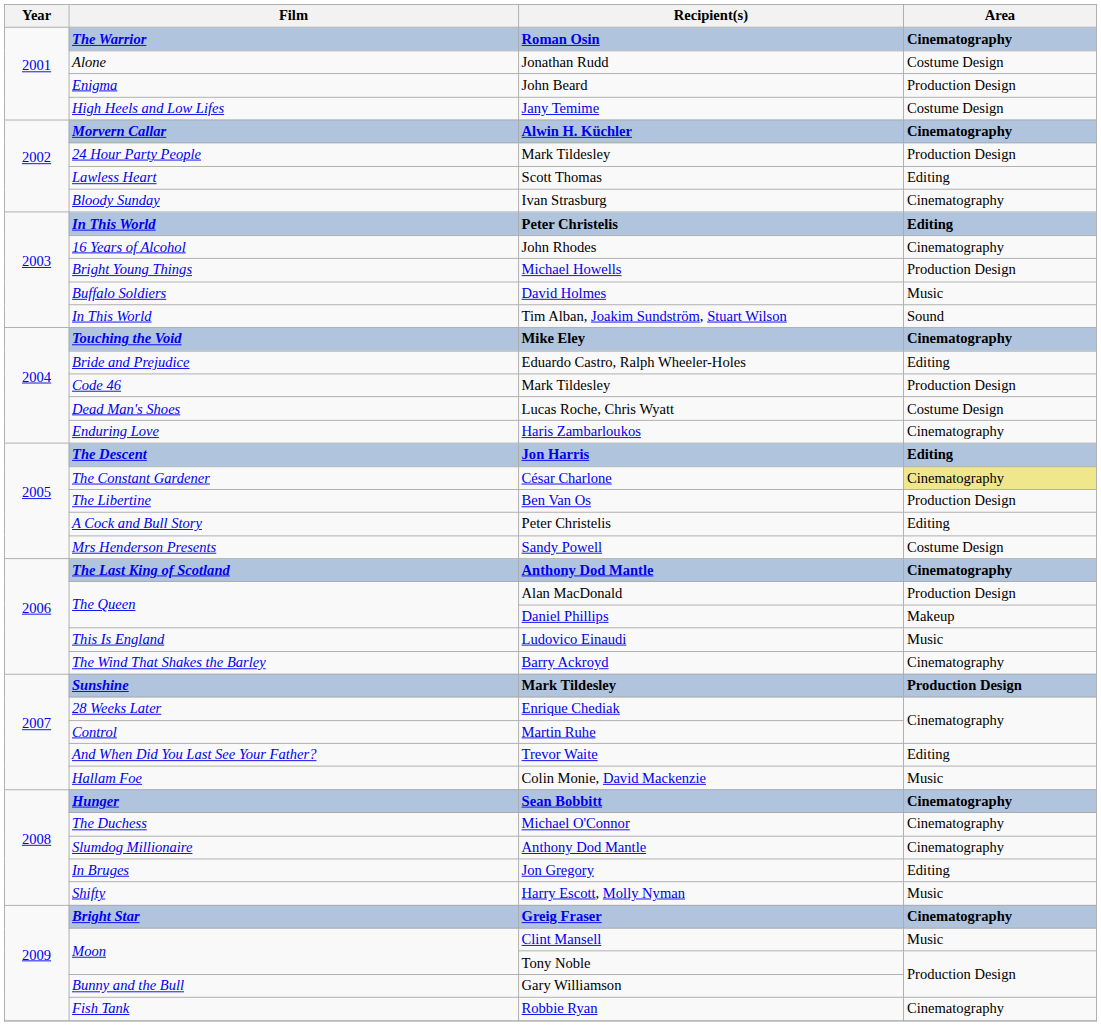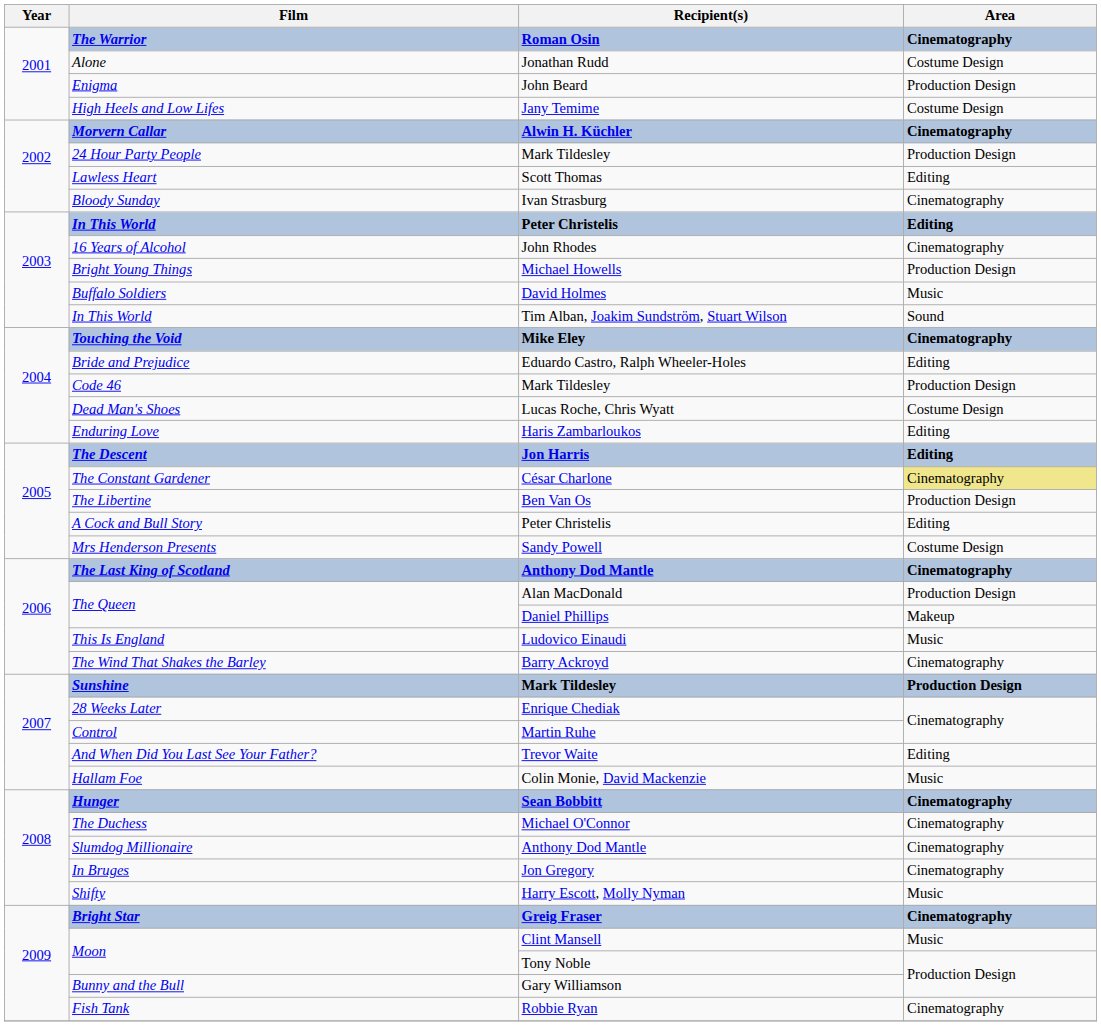(955, 431) Cinematography -> (928, 431) Editing
(928, 870) Editing -> (955, 870) Cinematography
